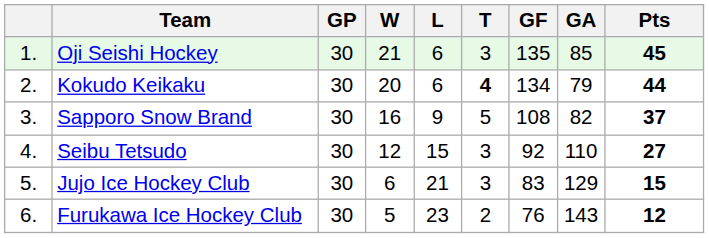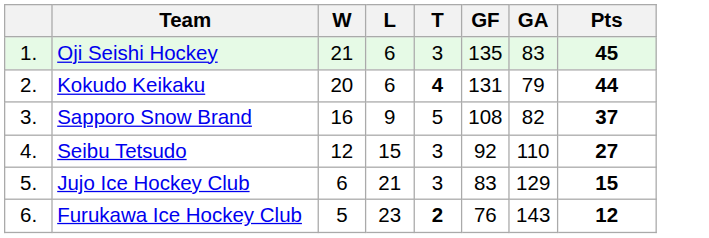- column: (342, 20)
(581, 53) 85 -> (533, 53) 83
(533, 85) 134 -> (485, 85) 131
(485, 215) normal -> (438, 215) bold
